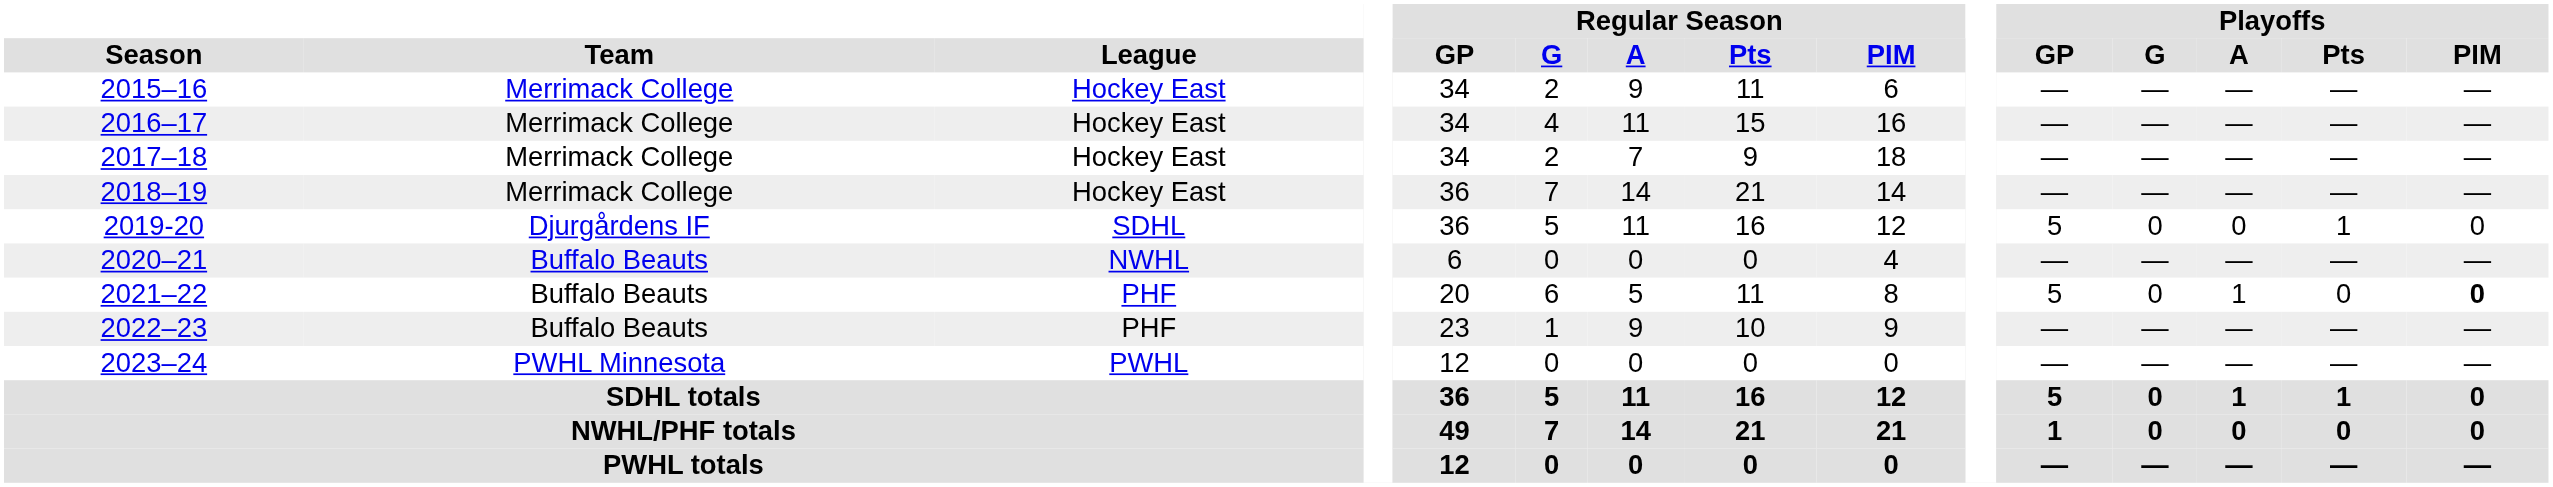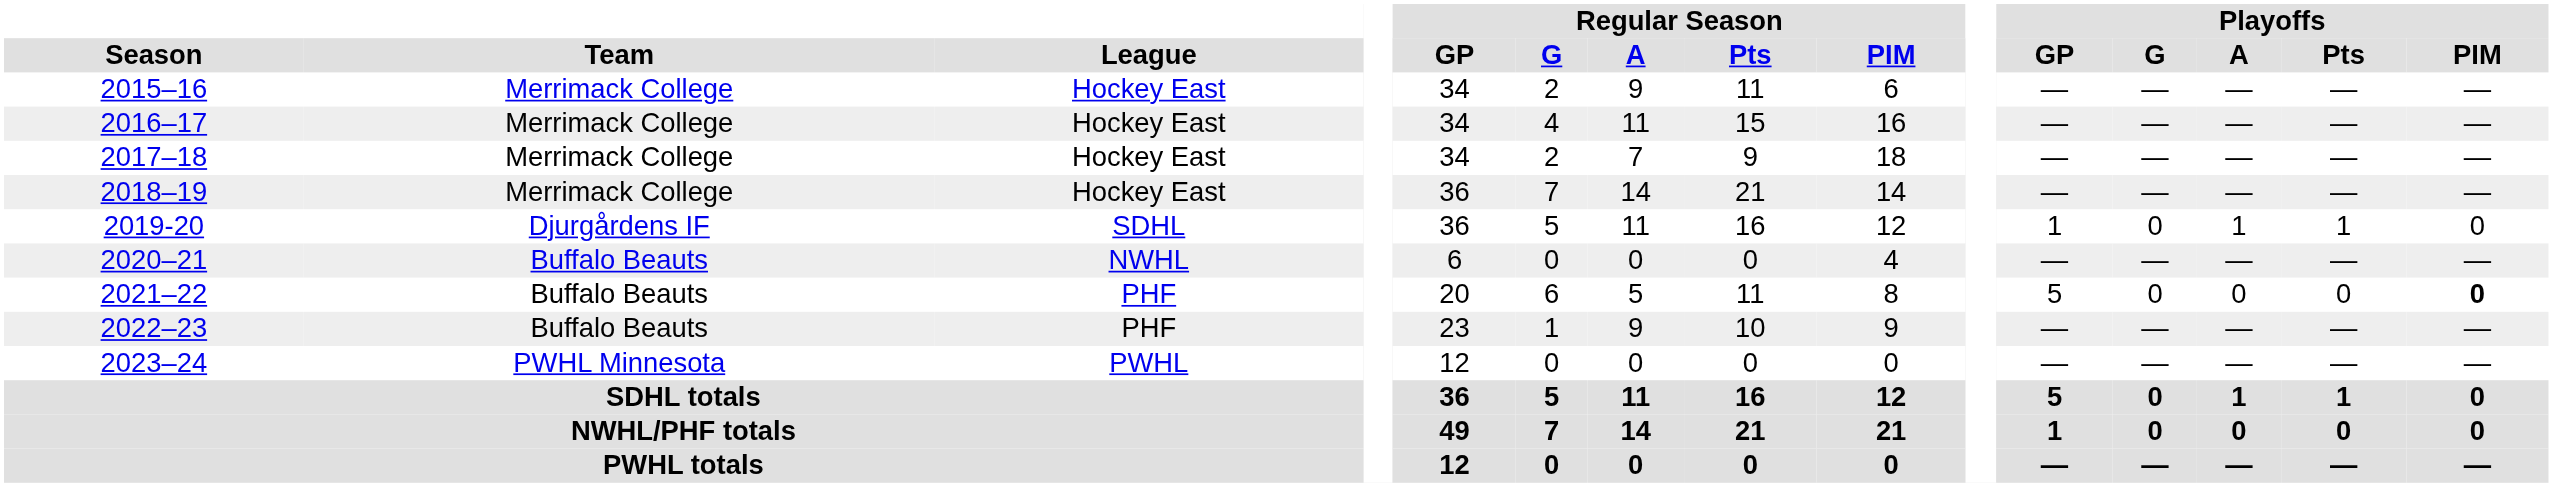(2055, 225) 5 -> (2055, 225) 1
(2239, 225) 0 -> (2239, 225) 1
(2239, 294) 1 -> (2239, 294) 0
